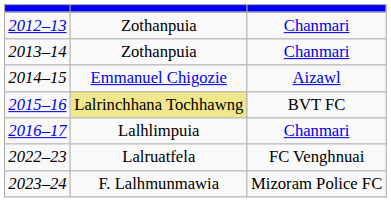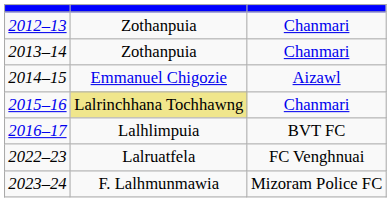(317, 104) BVT FC -> (317, 104) Chanmari
(317, 130) Chanmari -> (317, 130) BVT FC
